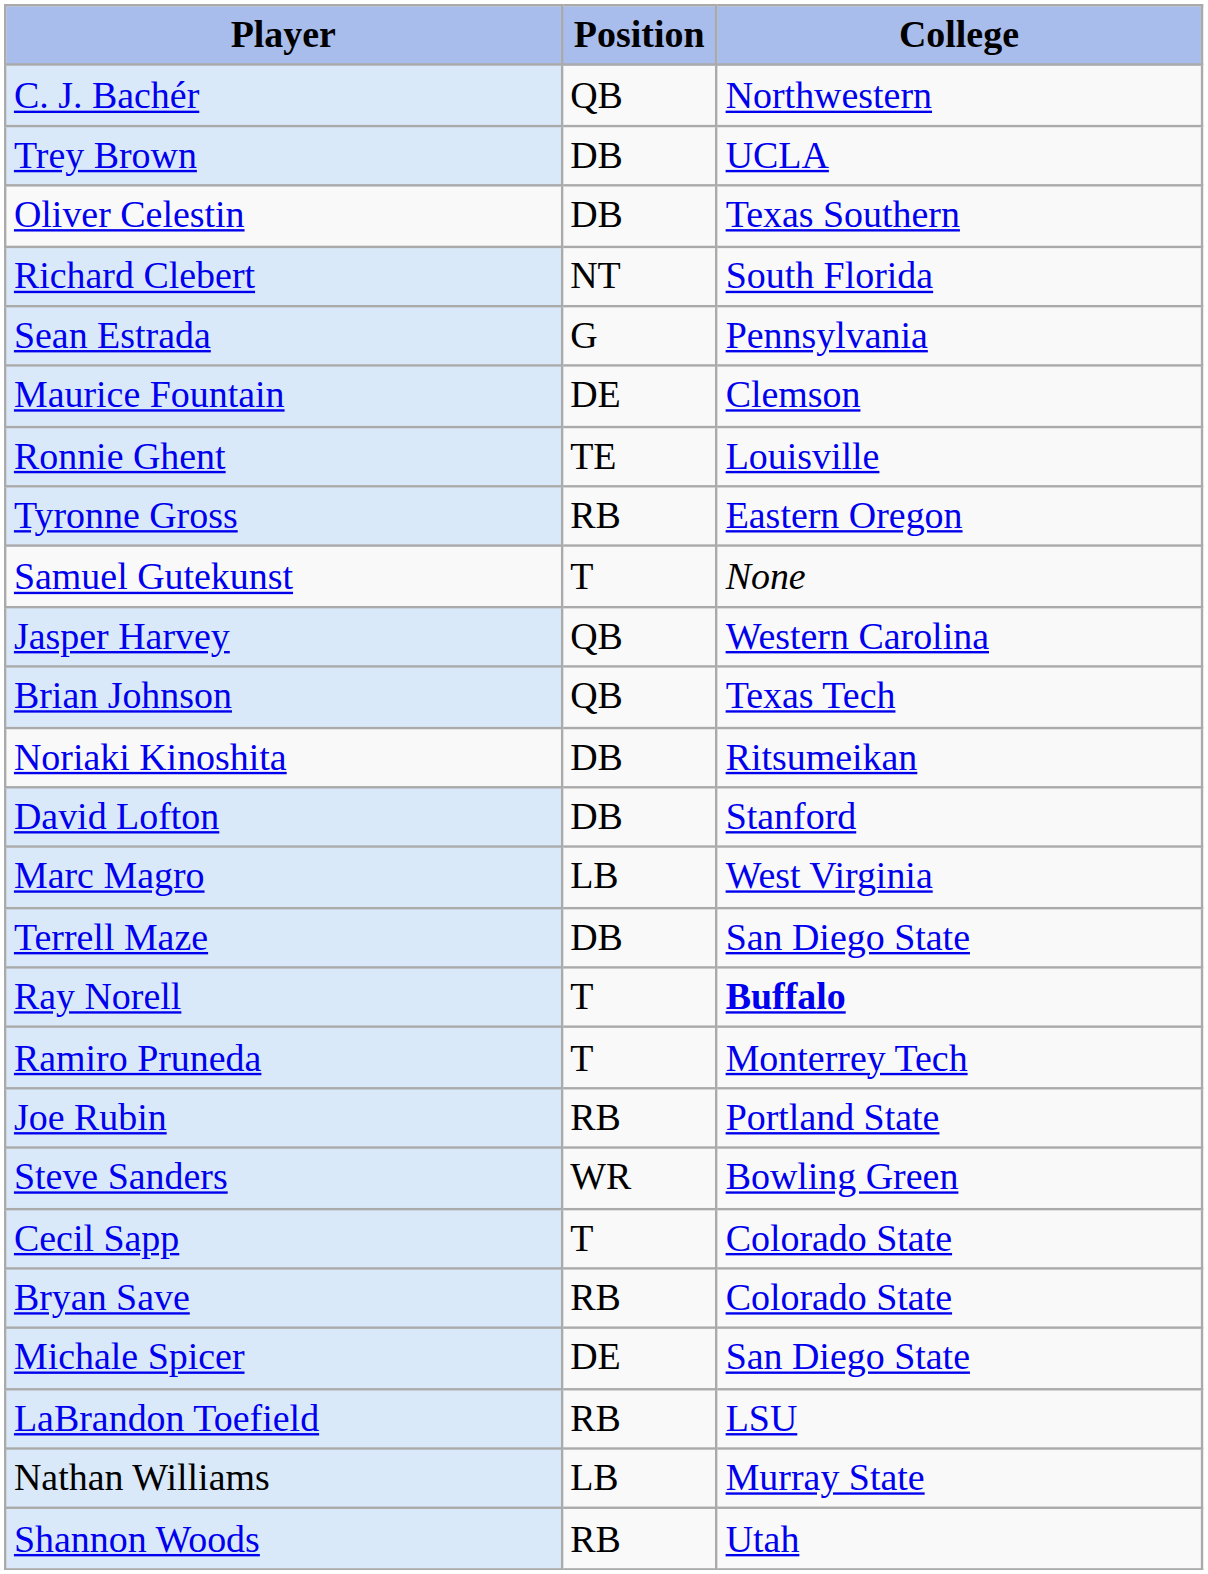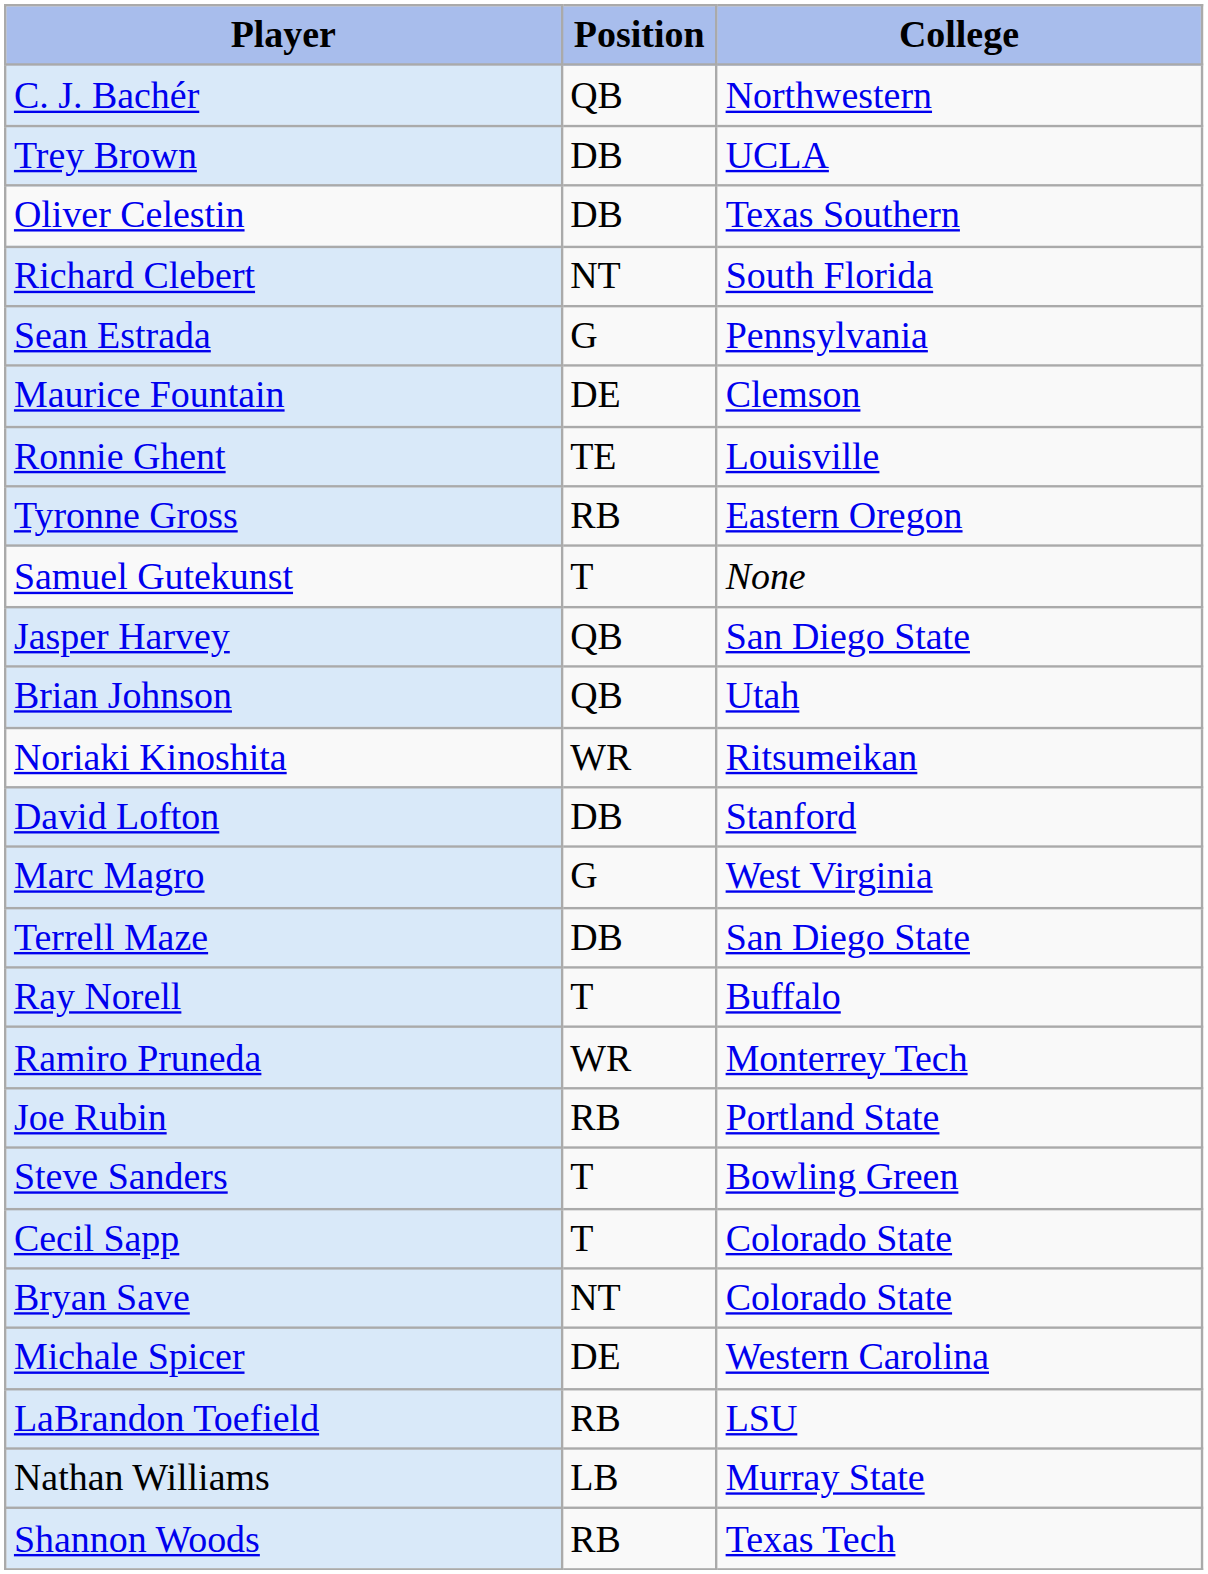(857, 635) Western Carolina -> (848, 635) San Diego State
(811, 696) Texas Tech -> (762, 696) Utah
(597, 756) DB -> (601, 756) WR
(594, 876) LB -> (584, 876) G
(786, 996) bold -> (783, 996) normal
(582, 1056) T -> (601, 1056) WR
(601, 1177) WR -> (582, 1177) T
(595, 1297) RB -> (595, 1297) NT
(848, 1357) San Diego State -> (857, 1357) Western Carolina
(762, 1538) Utah -> (811, 1538) Texas Tech
